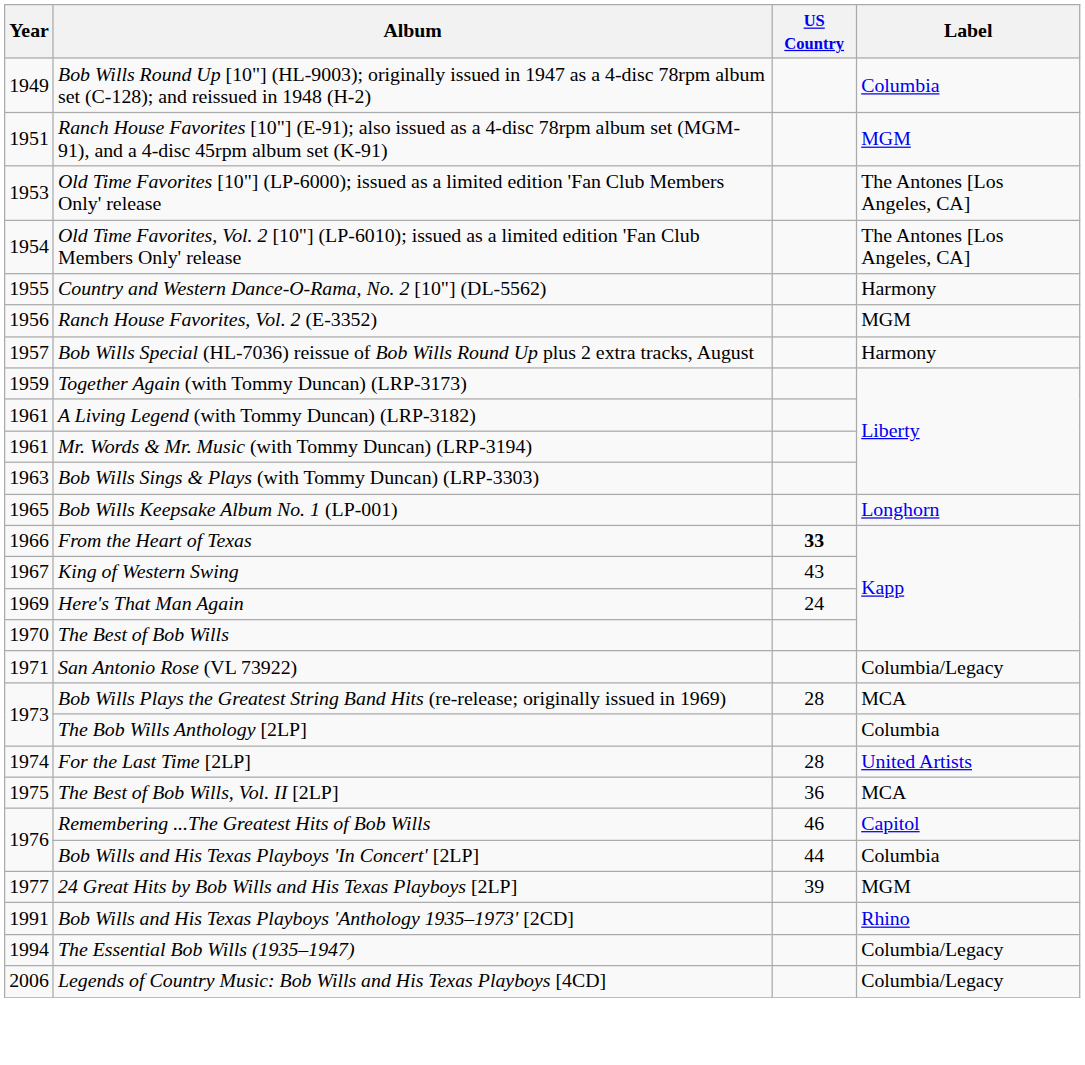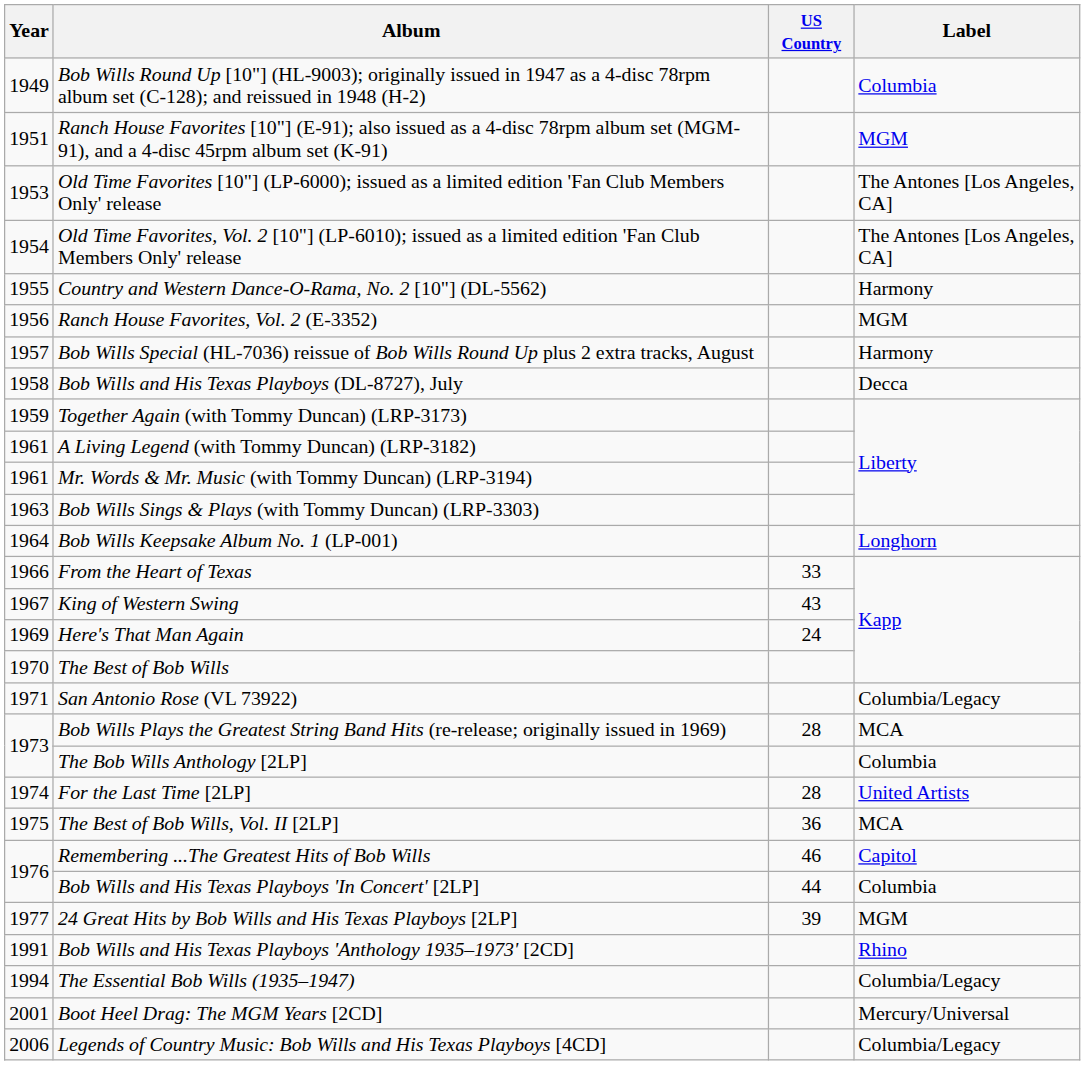+ row: (260, 383)
(29, 509) 1965 -> (29, 540) 1964
(814, 540) bold -> (811, 572) normal
+ row: (220, 1012)
